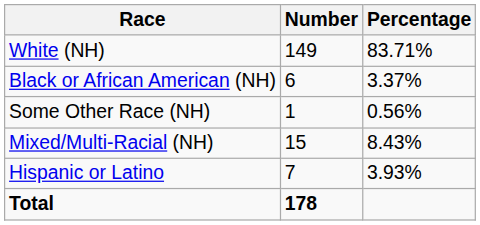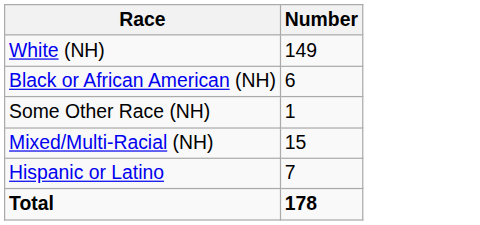- column: (419, 19)
